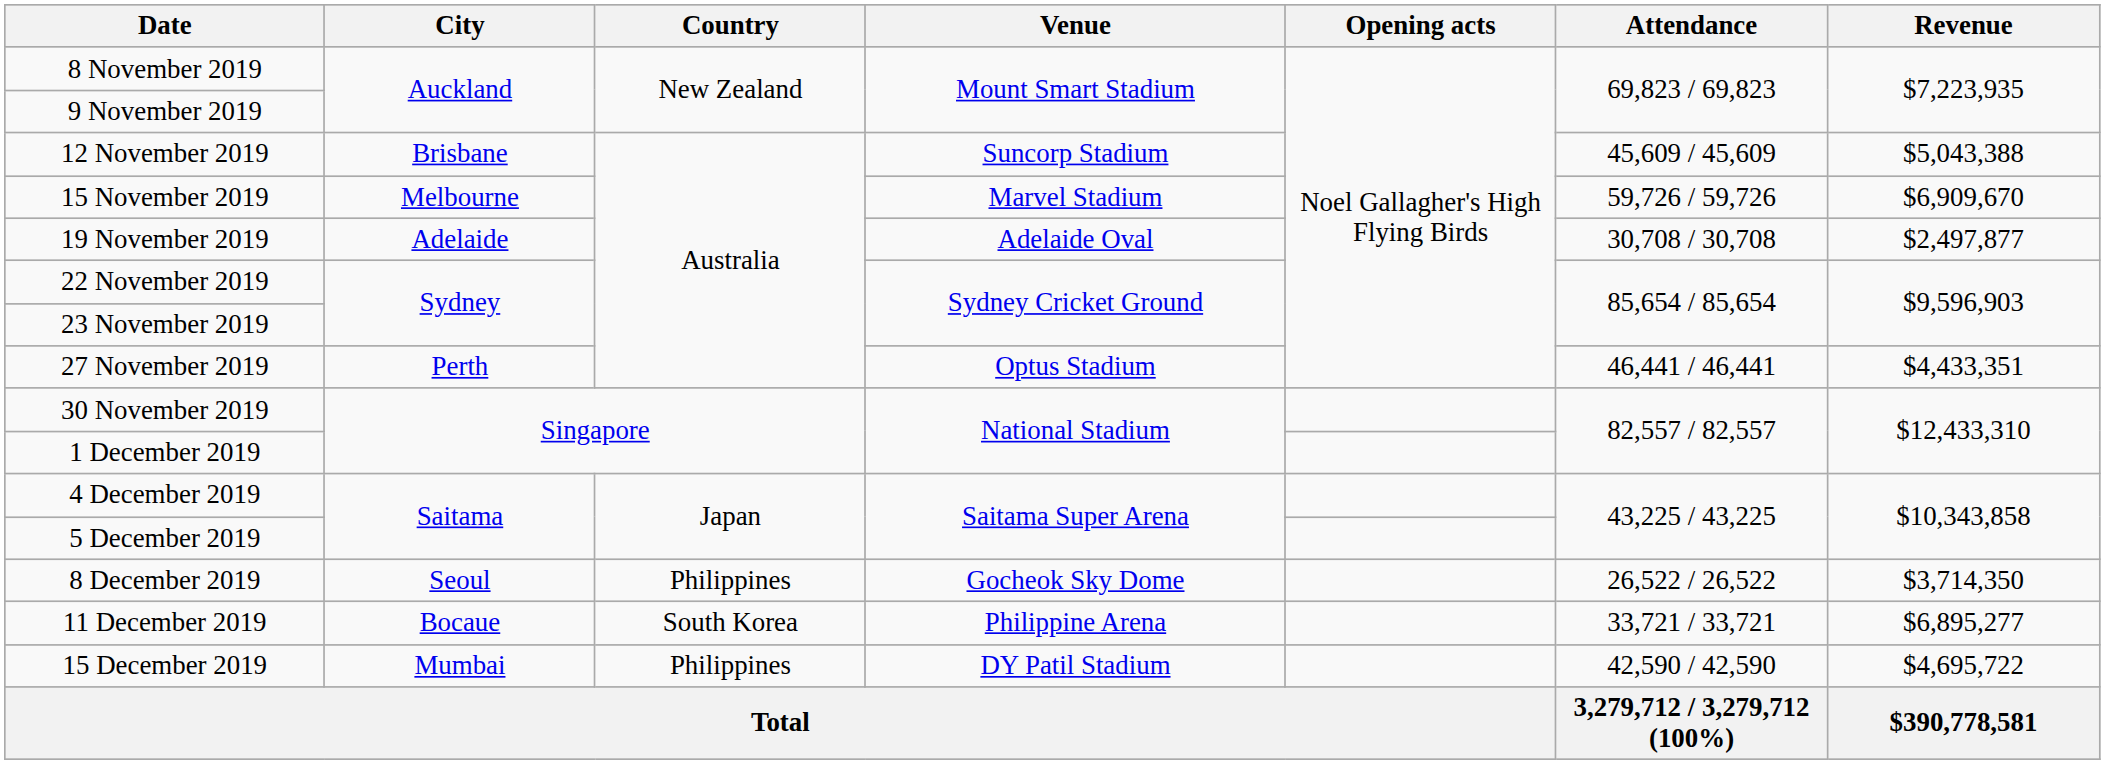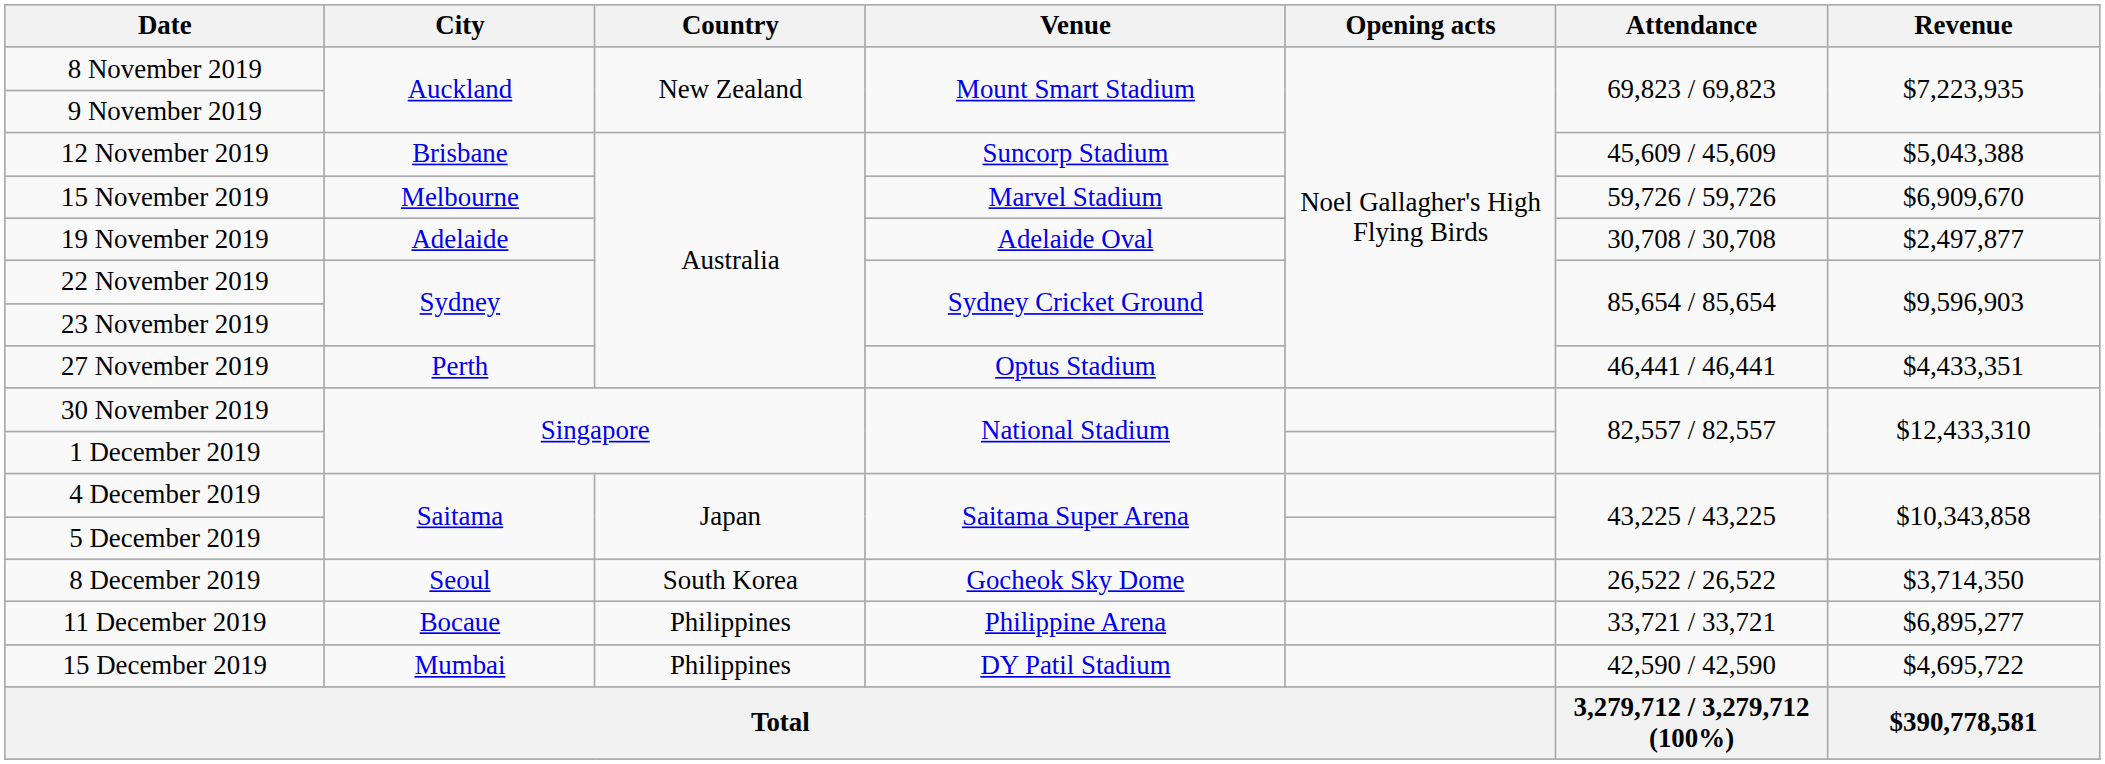(730, 580) Philippines -> (730, 580) South Korea
(730, 622) South Korea -> (730, 622) Philippines
